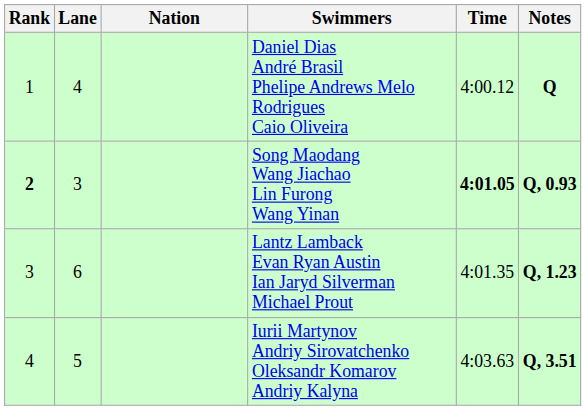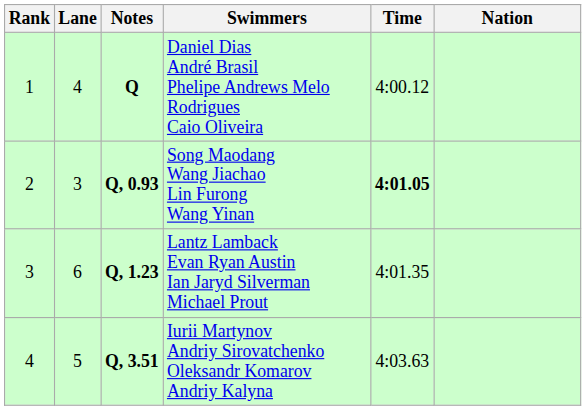columns swapped: (174, 18) <-> (550, 18)
(29, 184) bold -> (29, 184) normal
